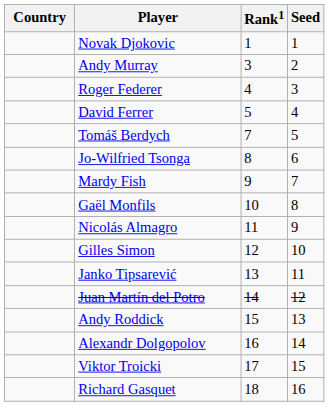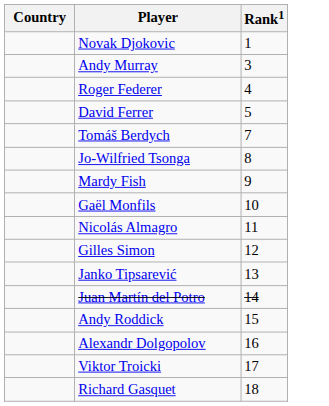- column: (306, 18)
